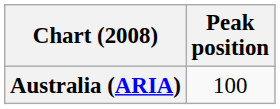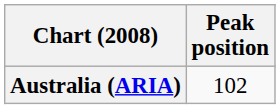(230, 84) 100 -> (230, 84) 102
